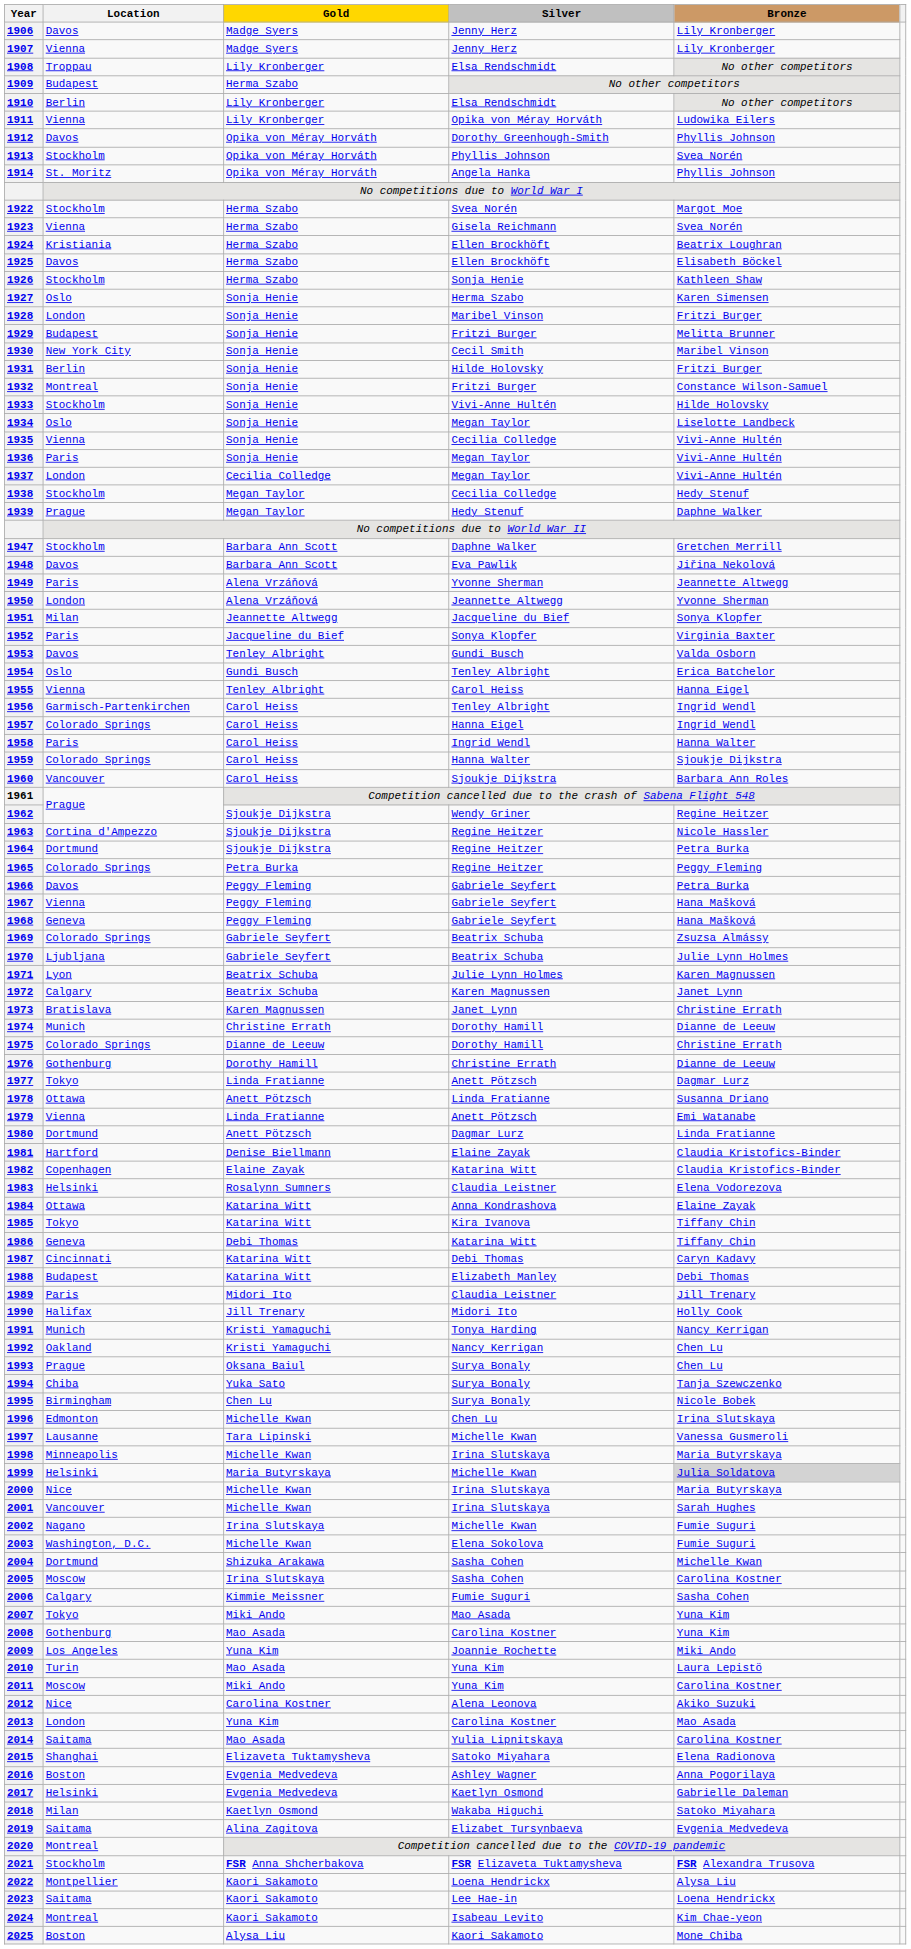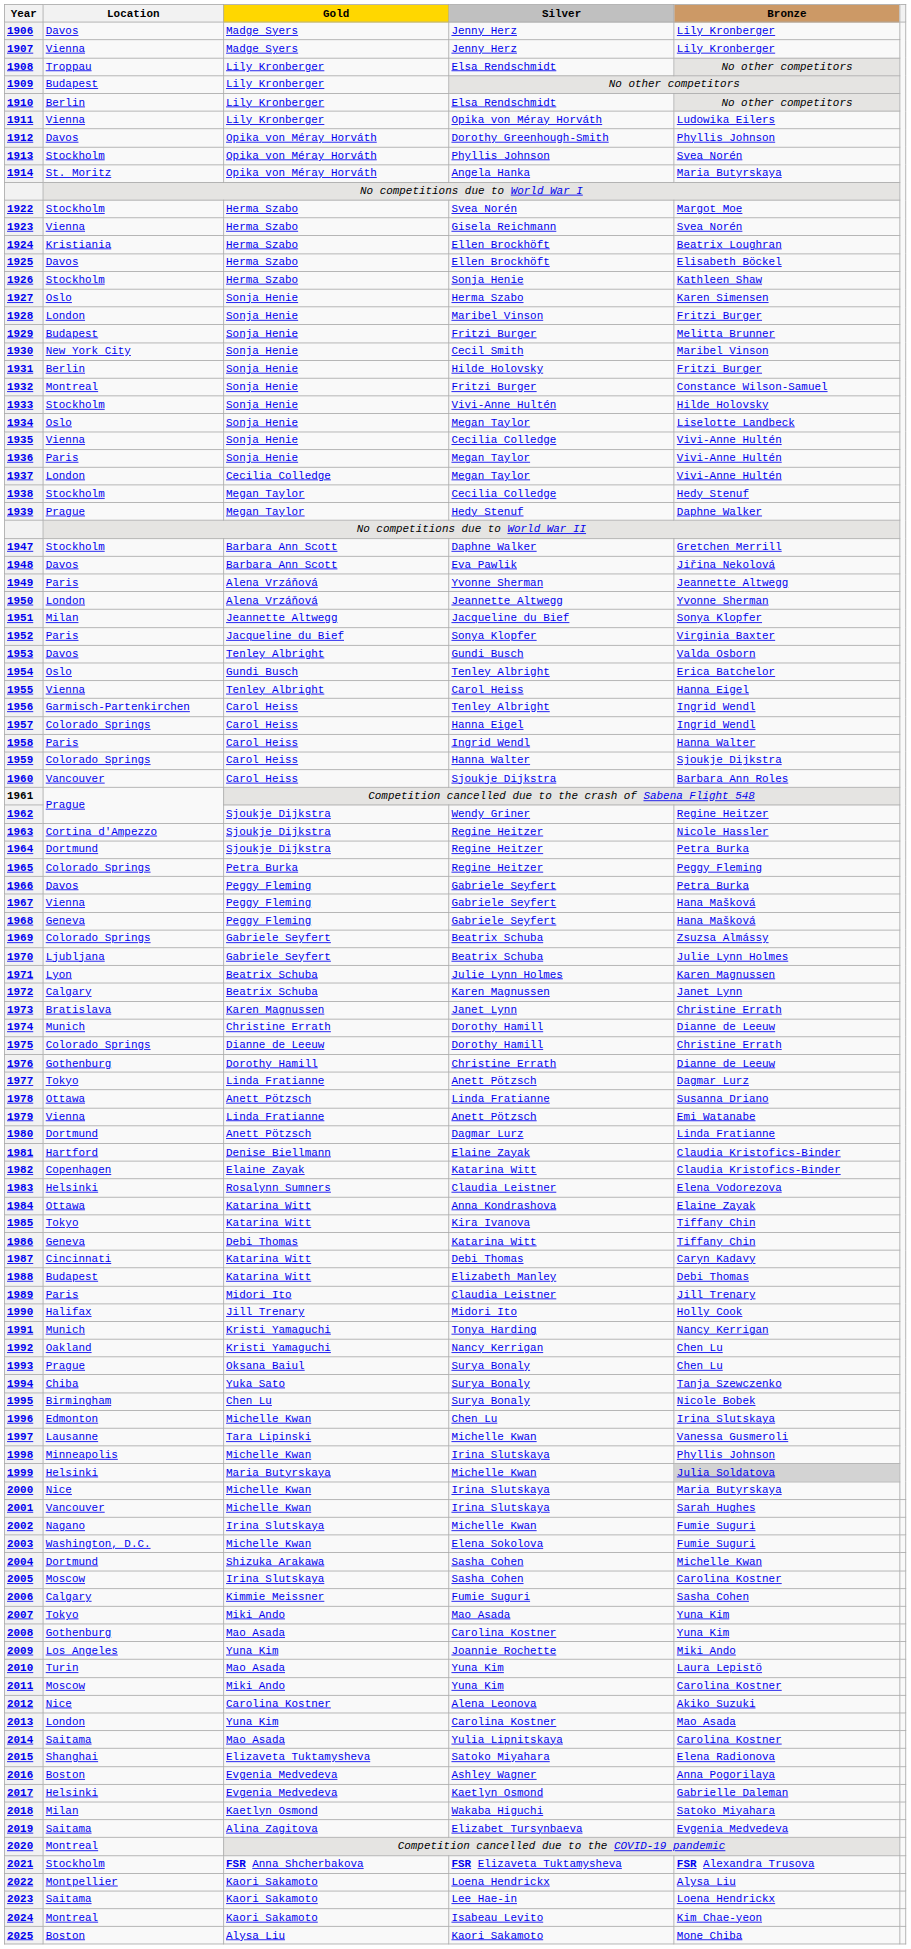(262, 85) Herma Szabo -> (275, 85) Lily Kronberger
(726, 173) Phyllis Johnson -> (729, 173) Maria Butyrskaya
(729, 1455) Maria Butyrskaya -> (726, 1455) Phyllis Johnson
